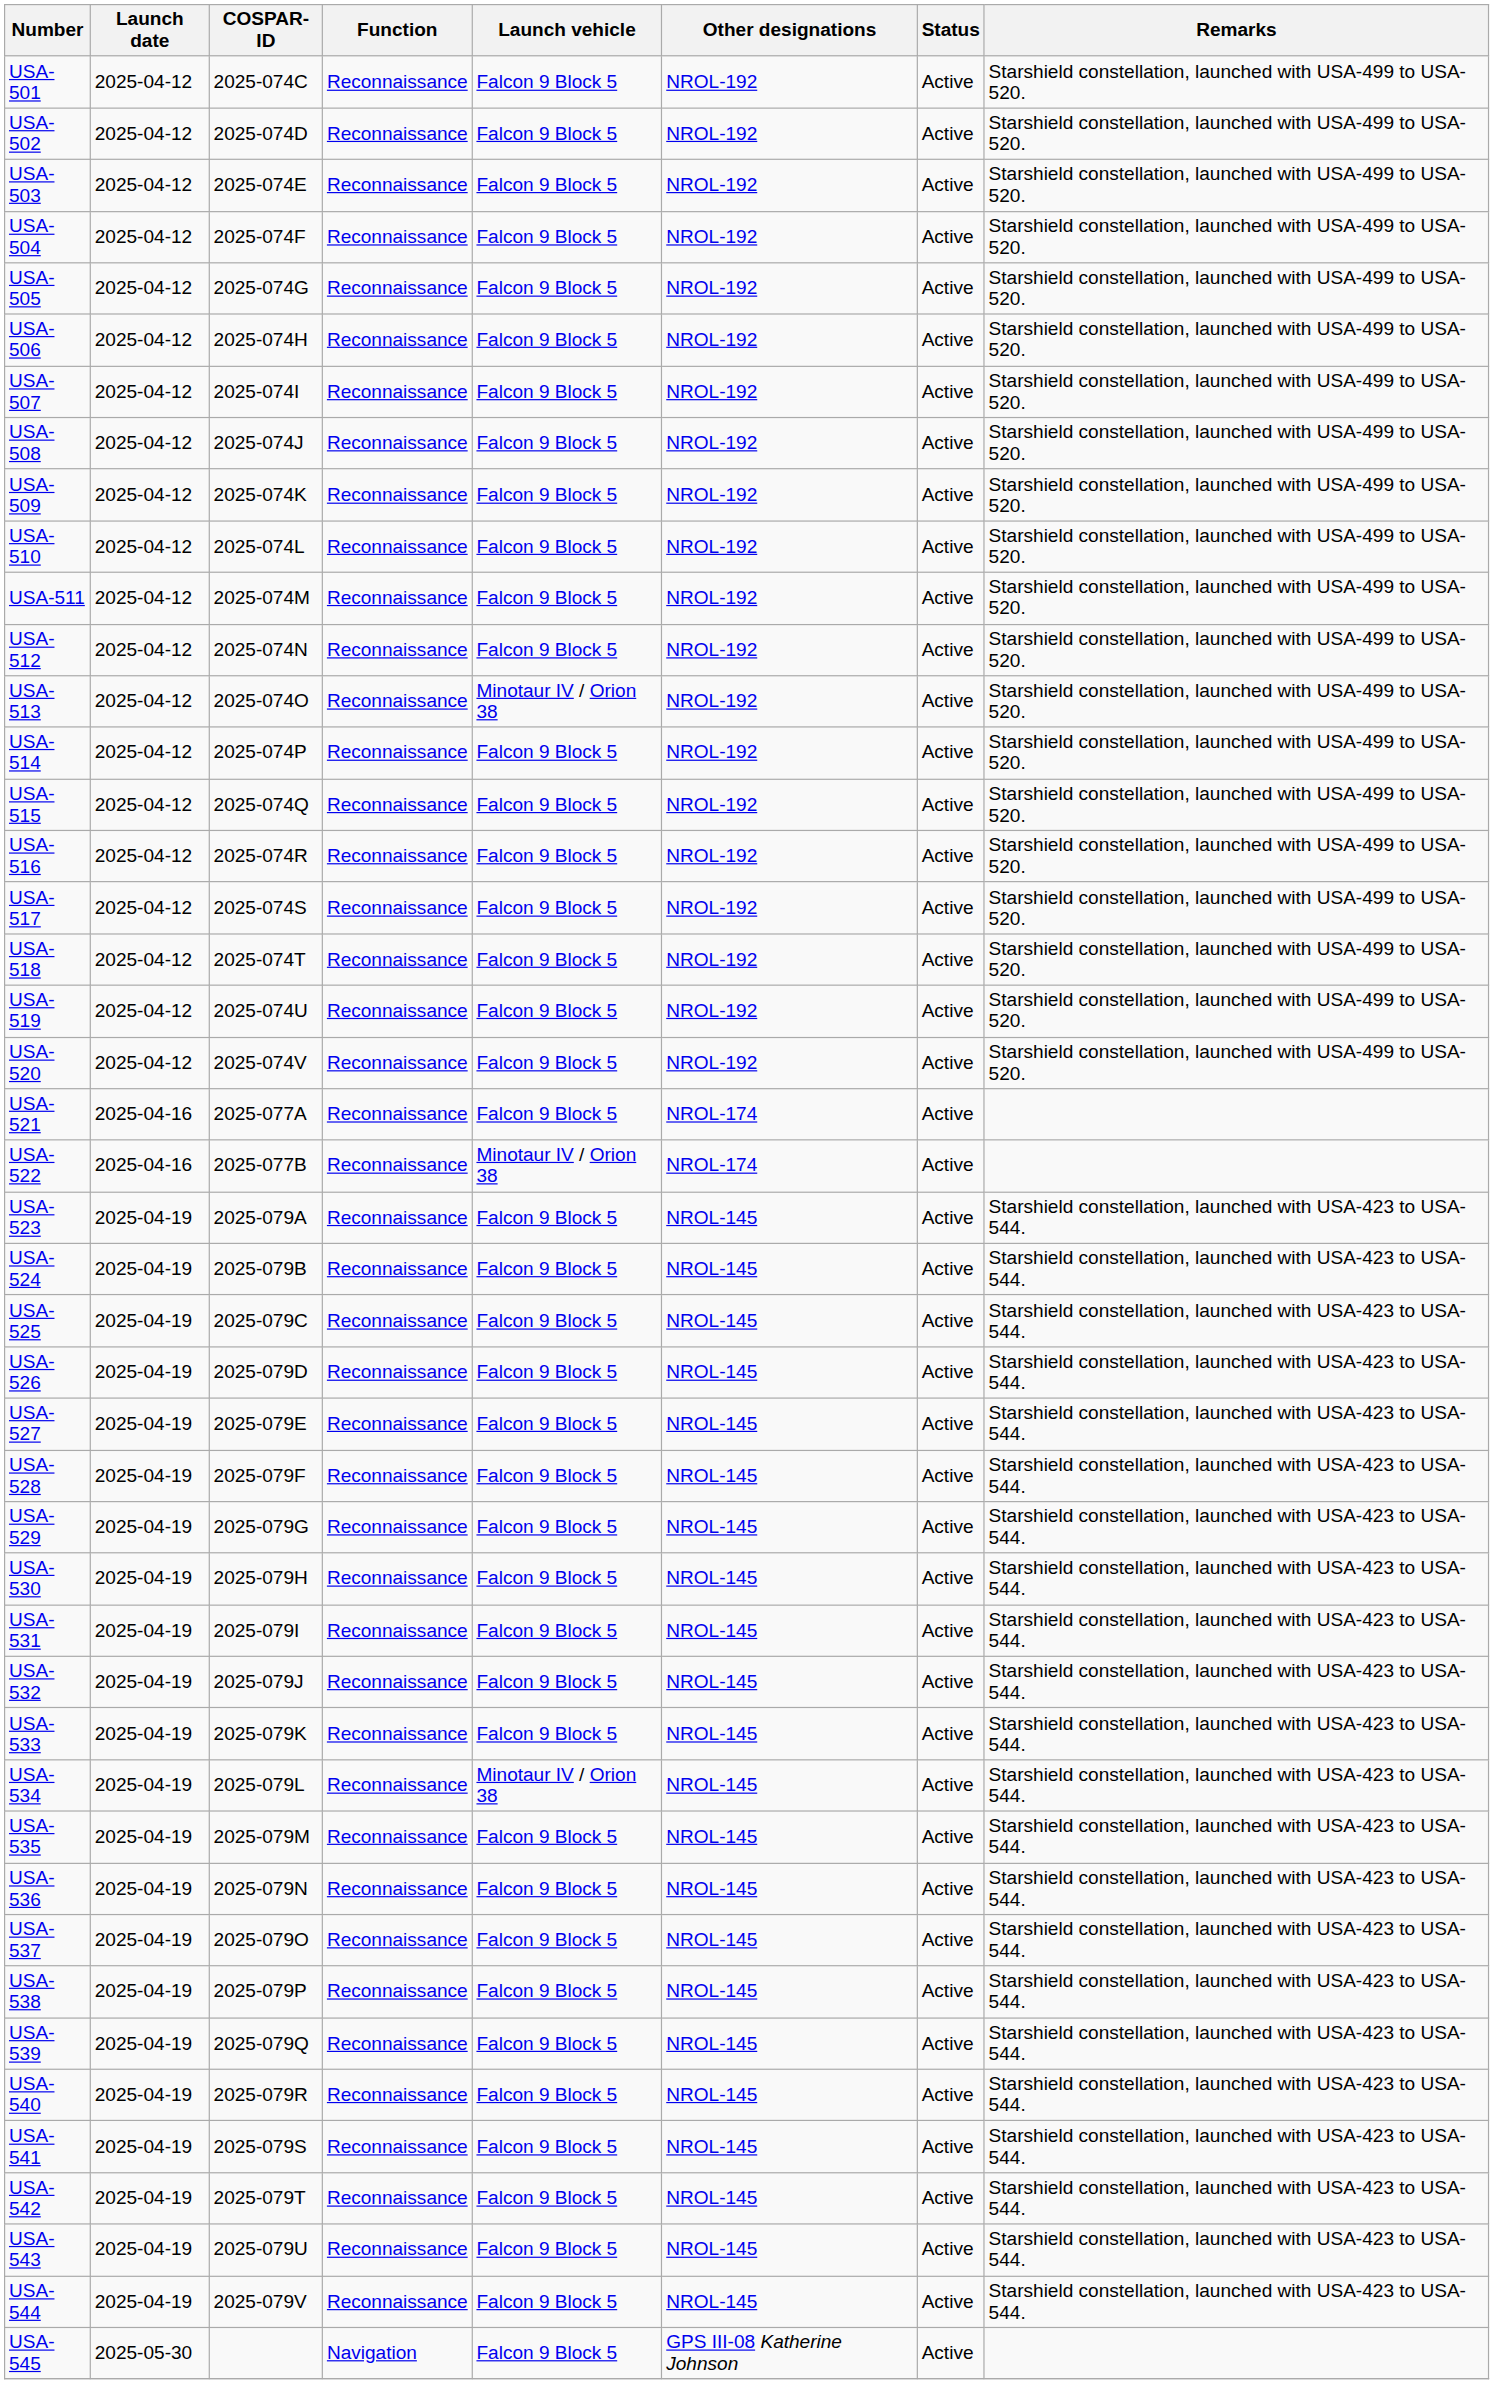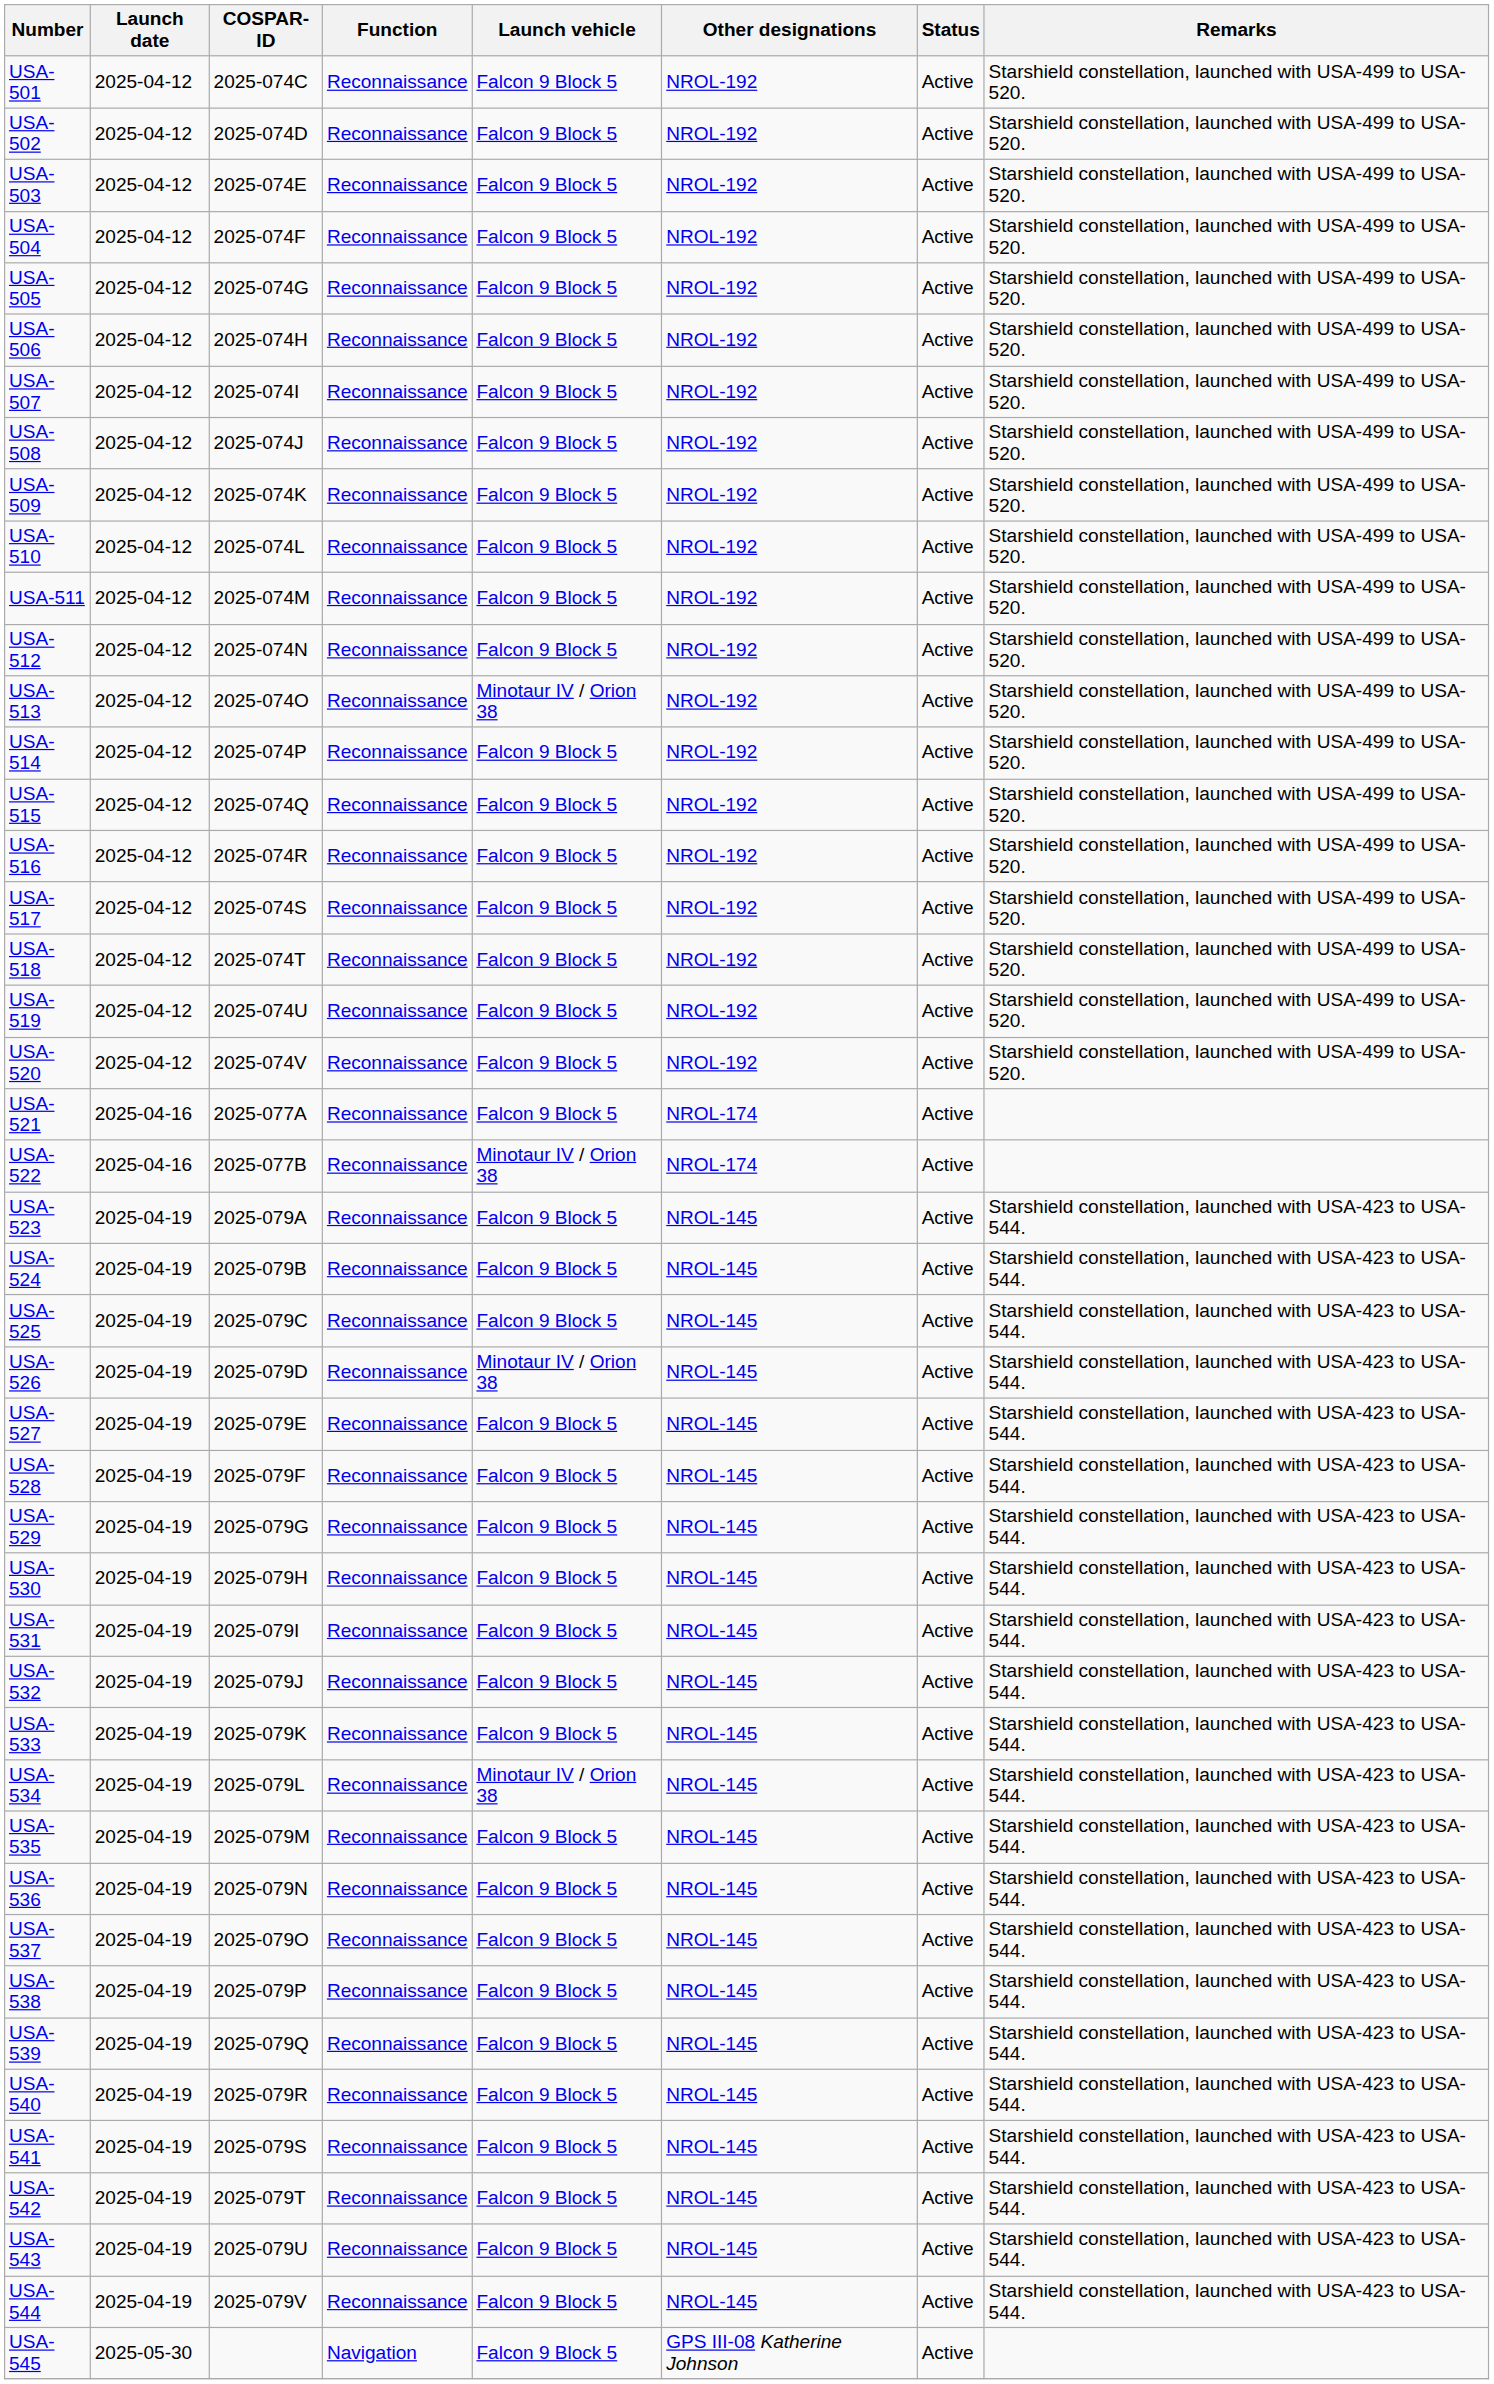(547, 1372) Falcon 9 Block 5 -> (556, 1372) Minotaur IV / Orion 38
